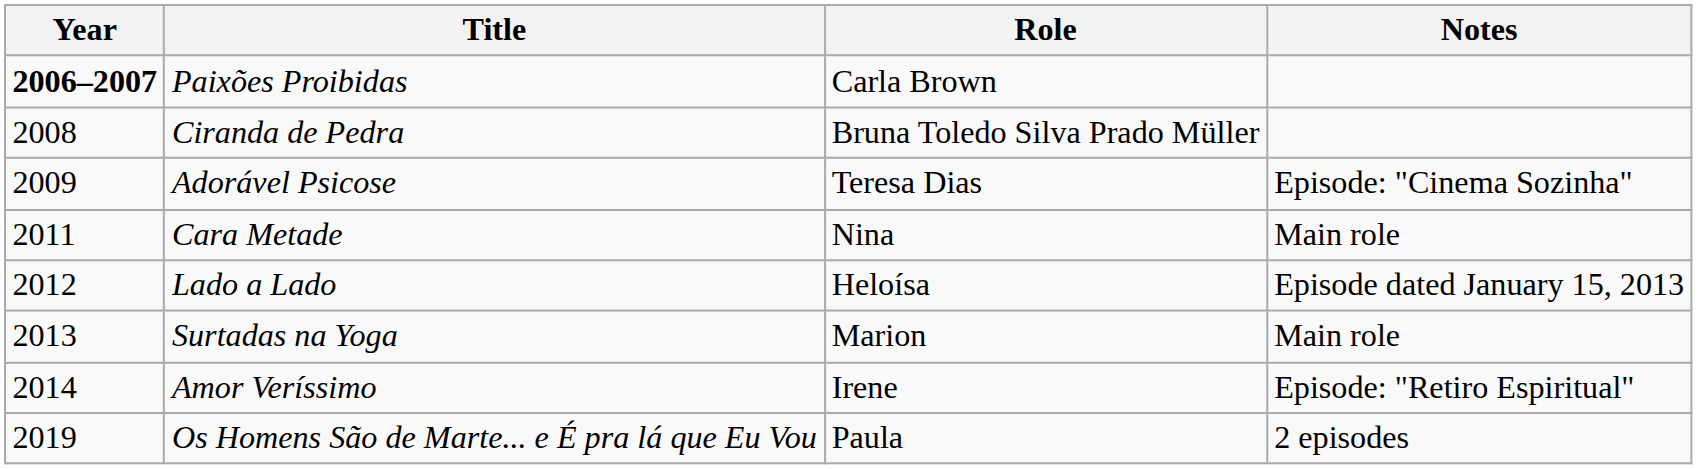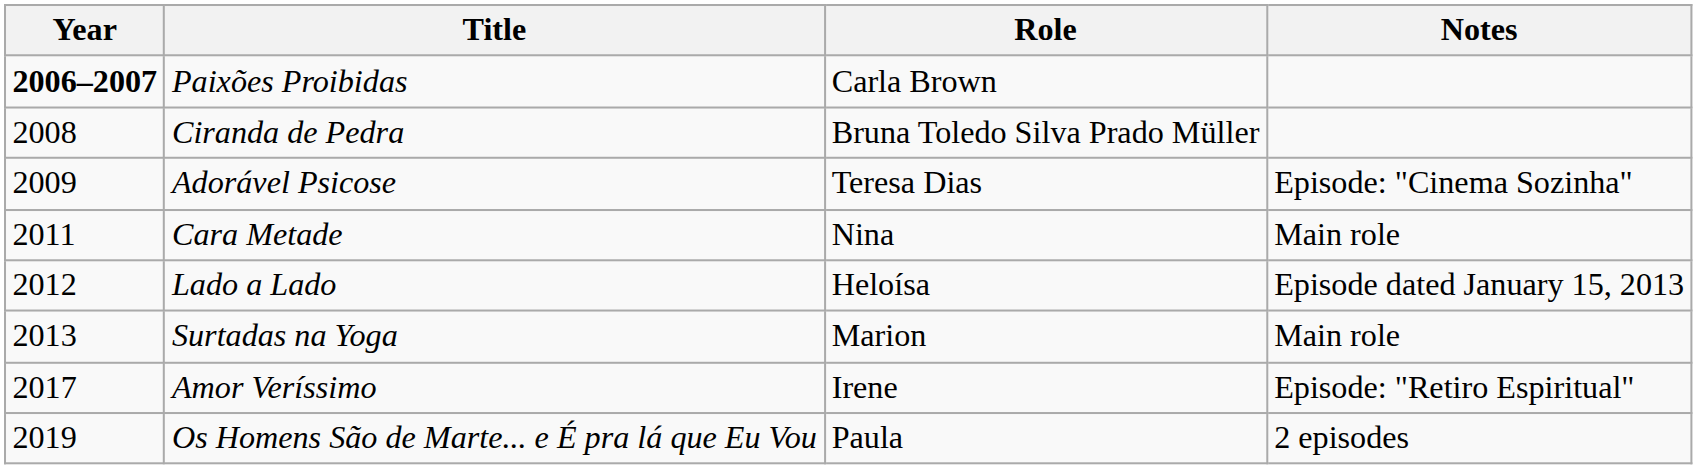(45, 387) 2014 -> (45, 387) 2017
